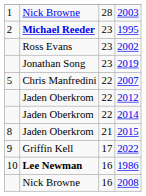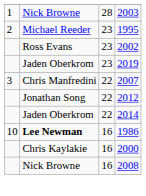(59, 30) bold -> (57, 30) normal
(54, 64) Jonathan Song -> (58, 64) Jaden Oberkrom
(9, 81) 5 -> (9, 81) 3
(58, 98) Jaden Oberkrom -> (54, 98) Jonathan Song
- row: (128, 132)
- row: (128, 149)
+ row: (128, 149)
